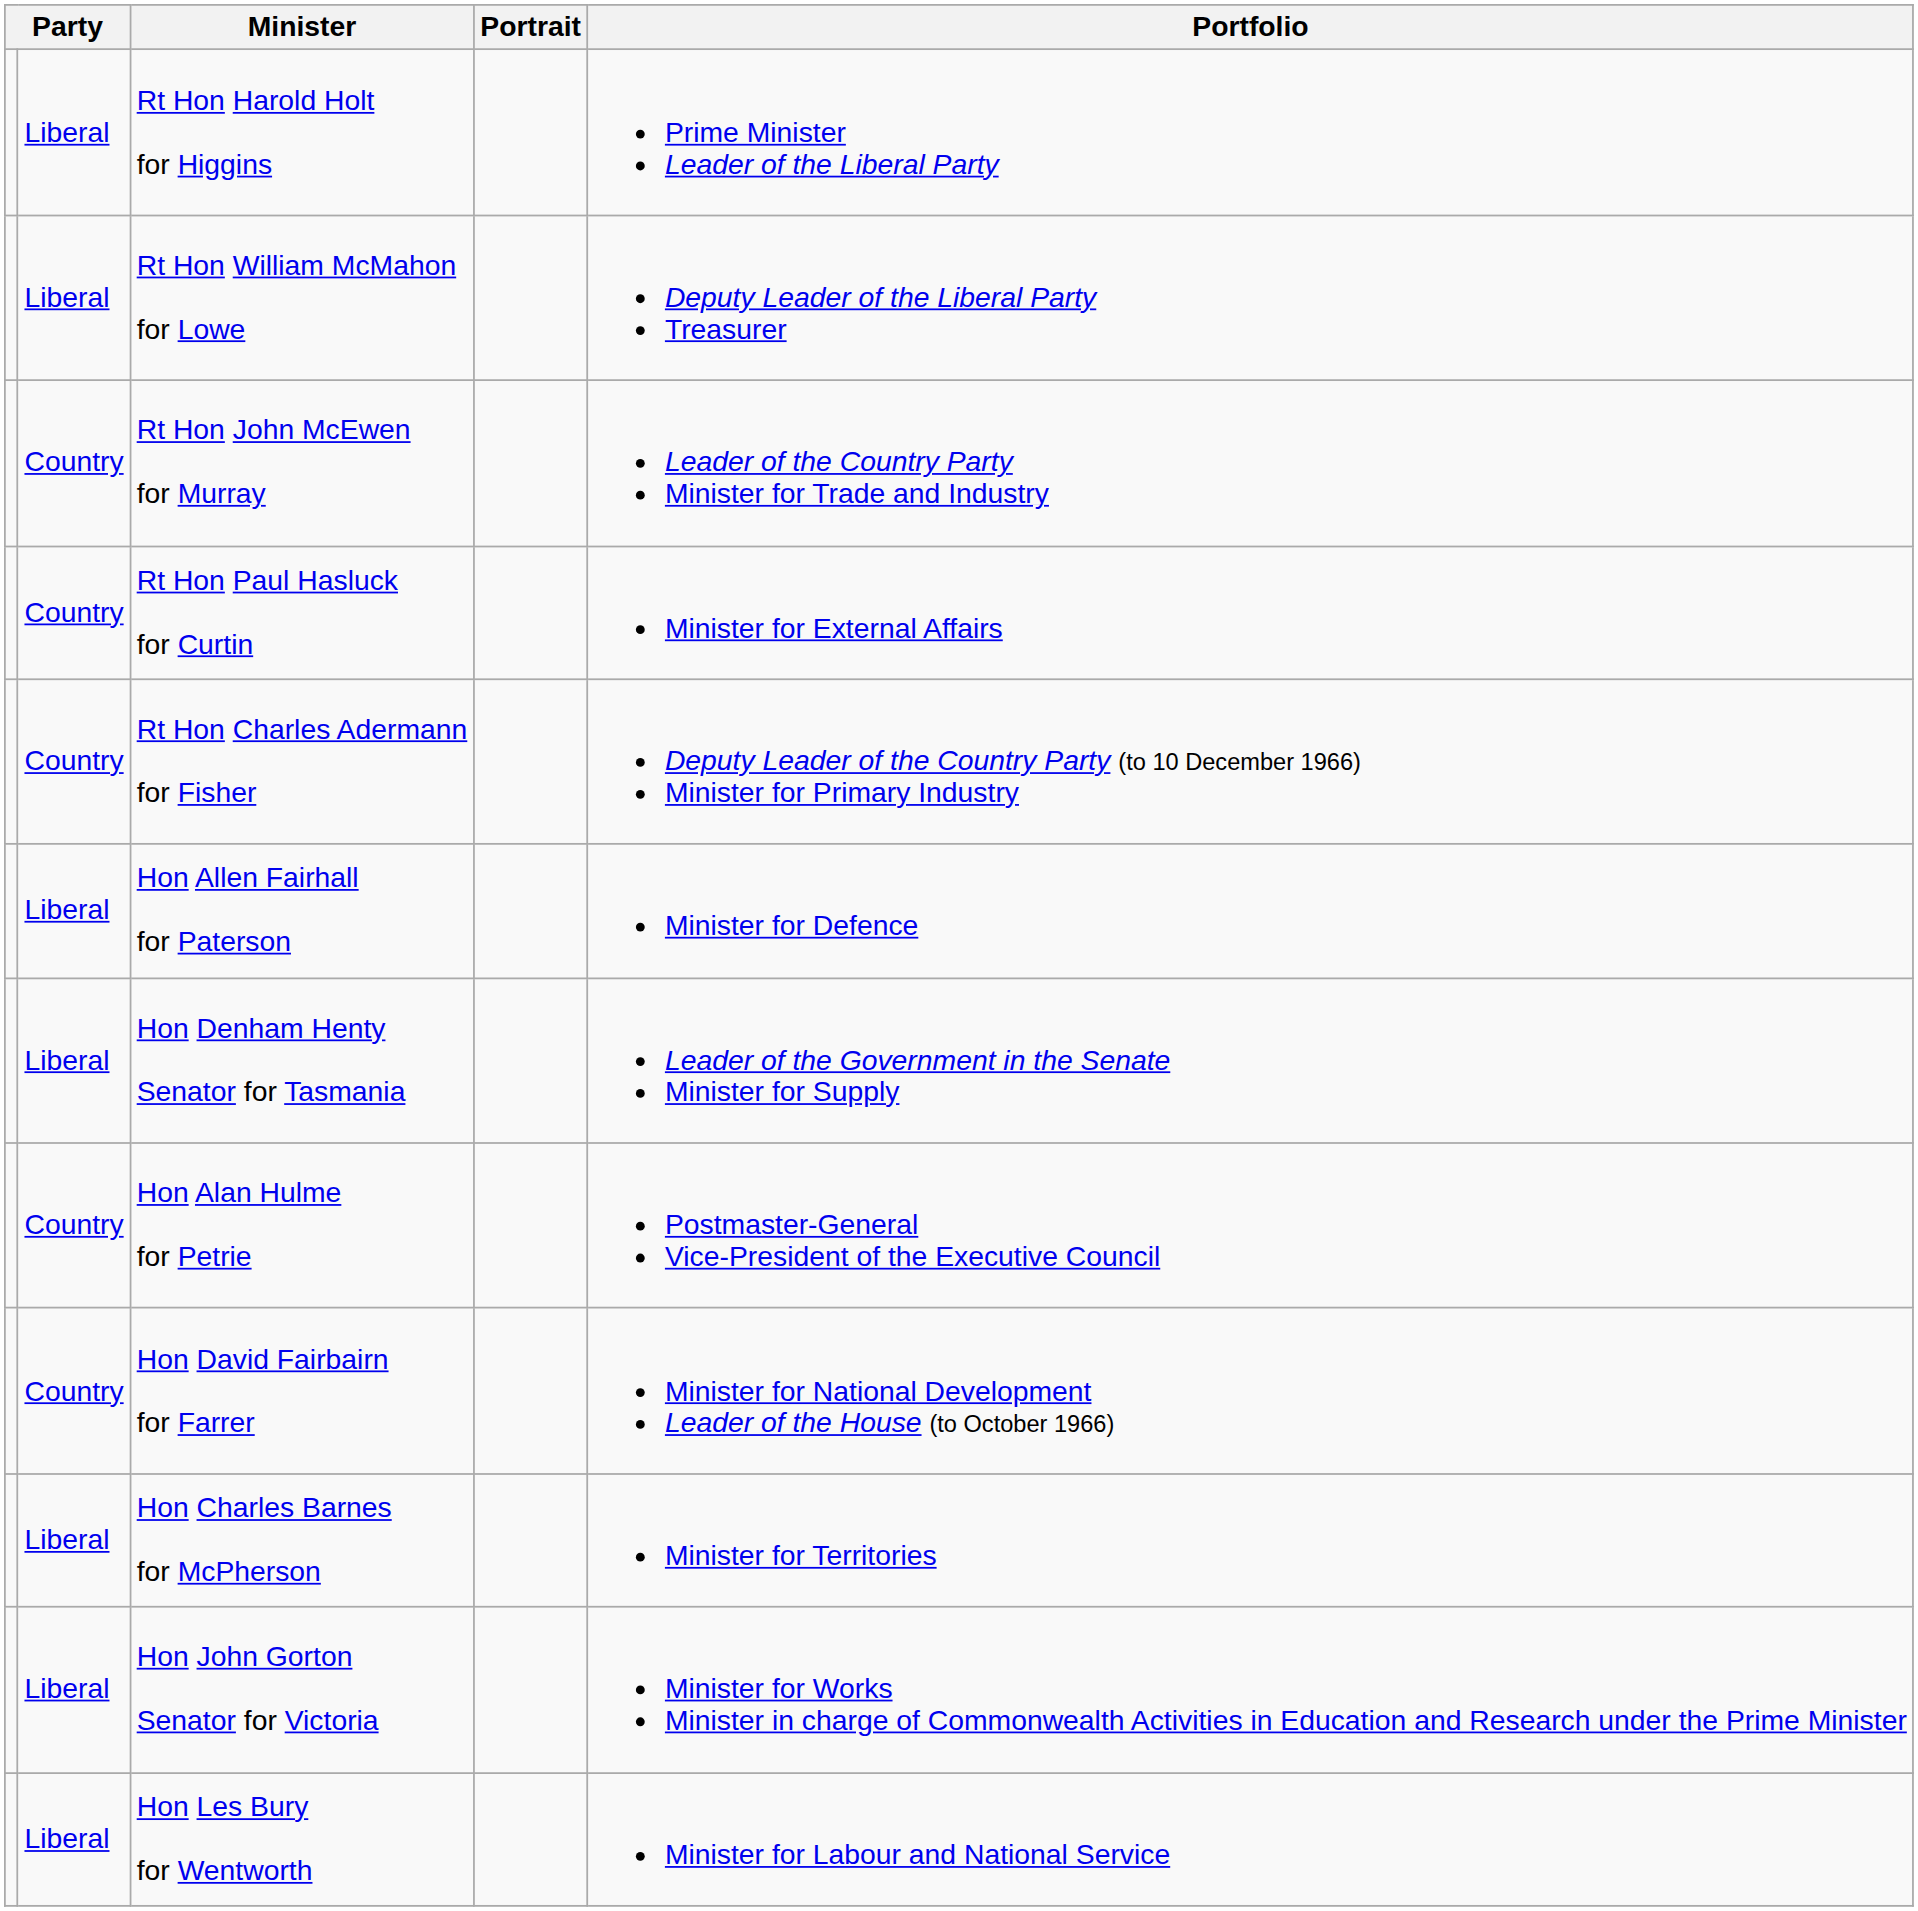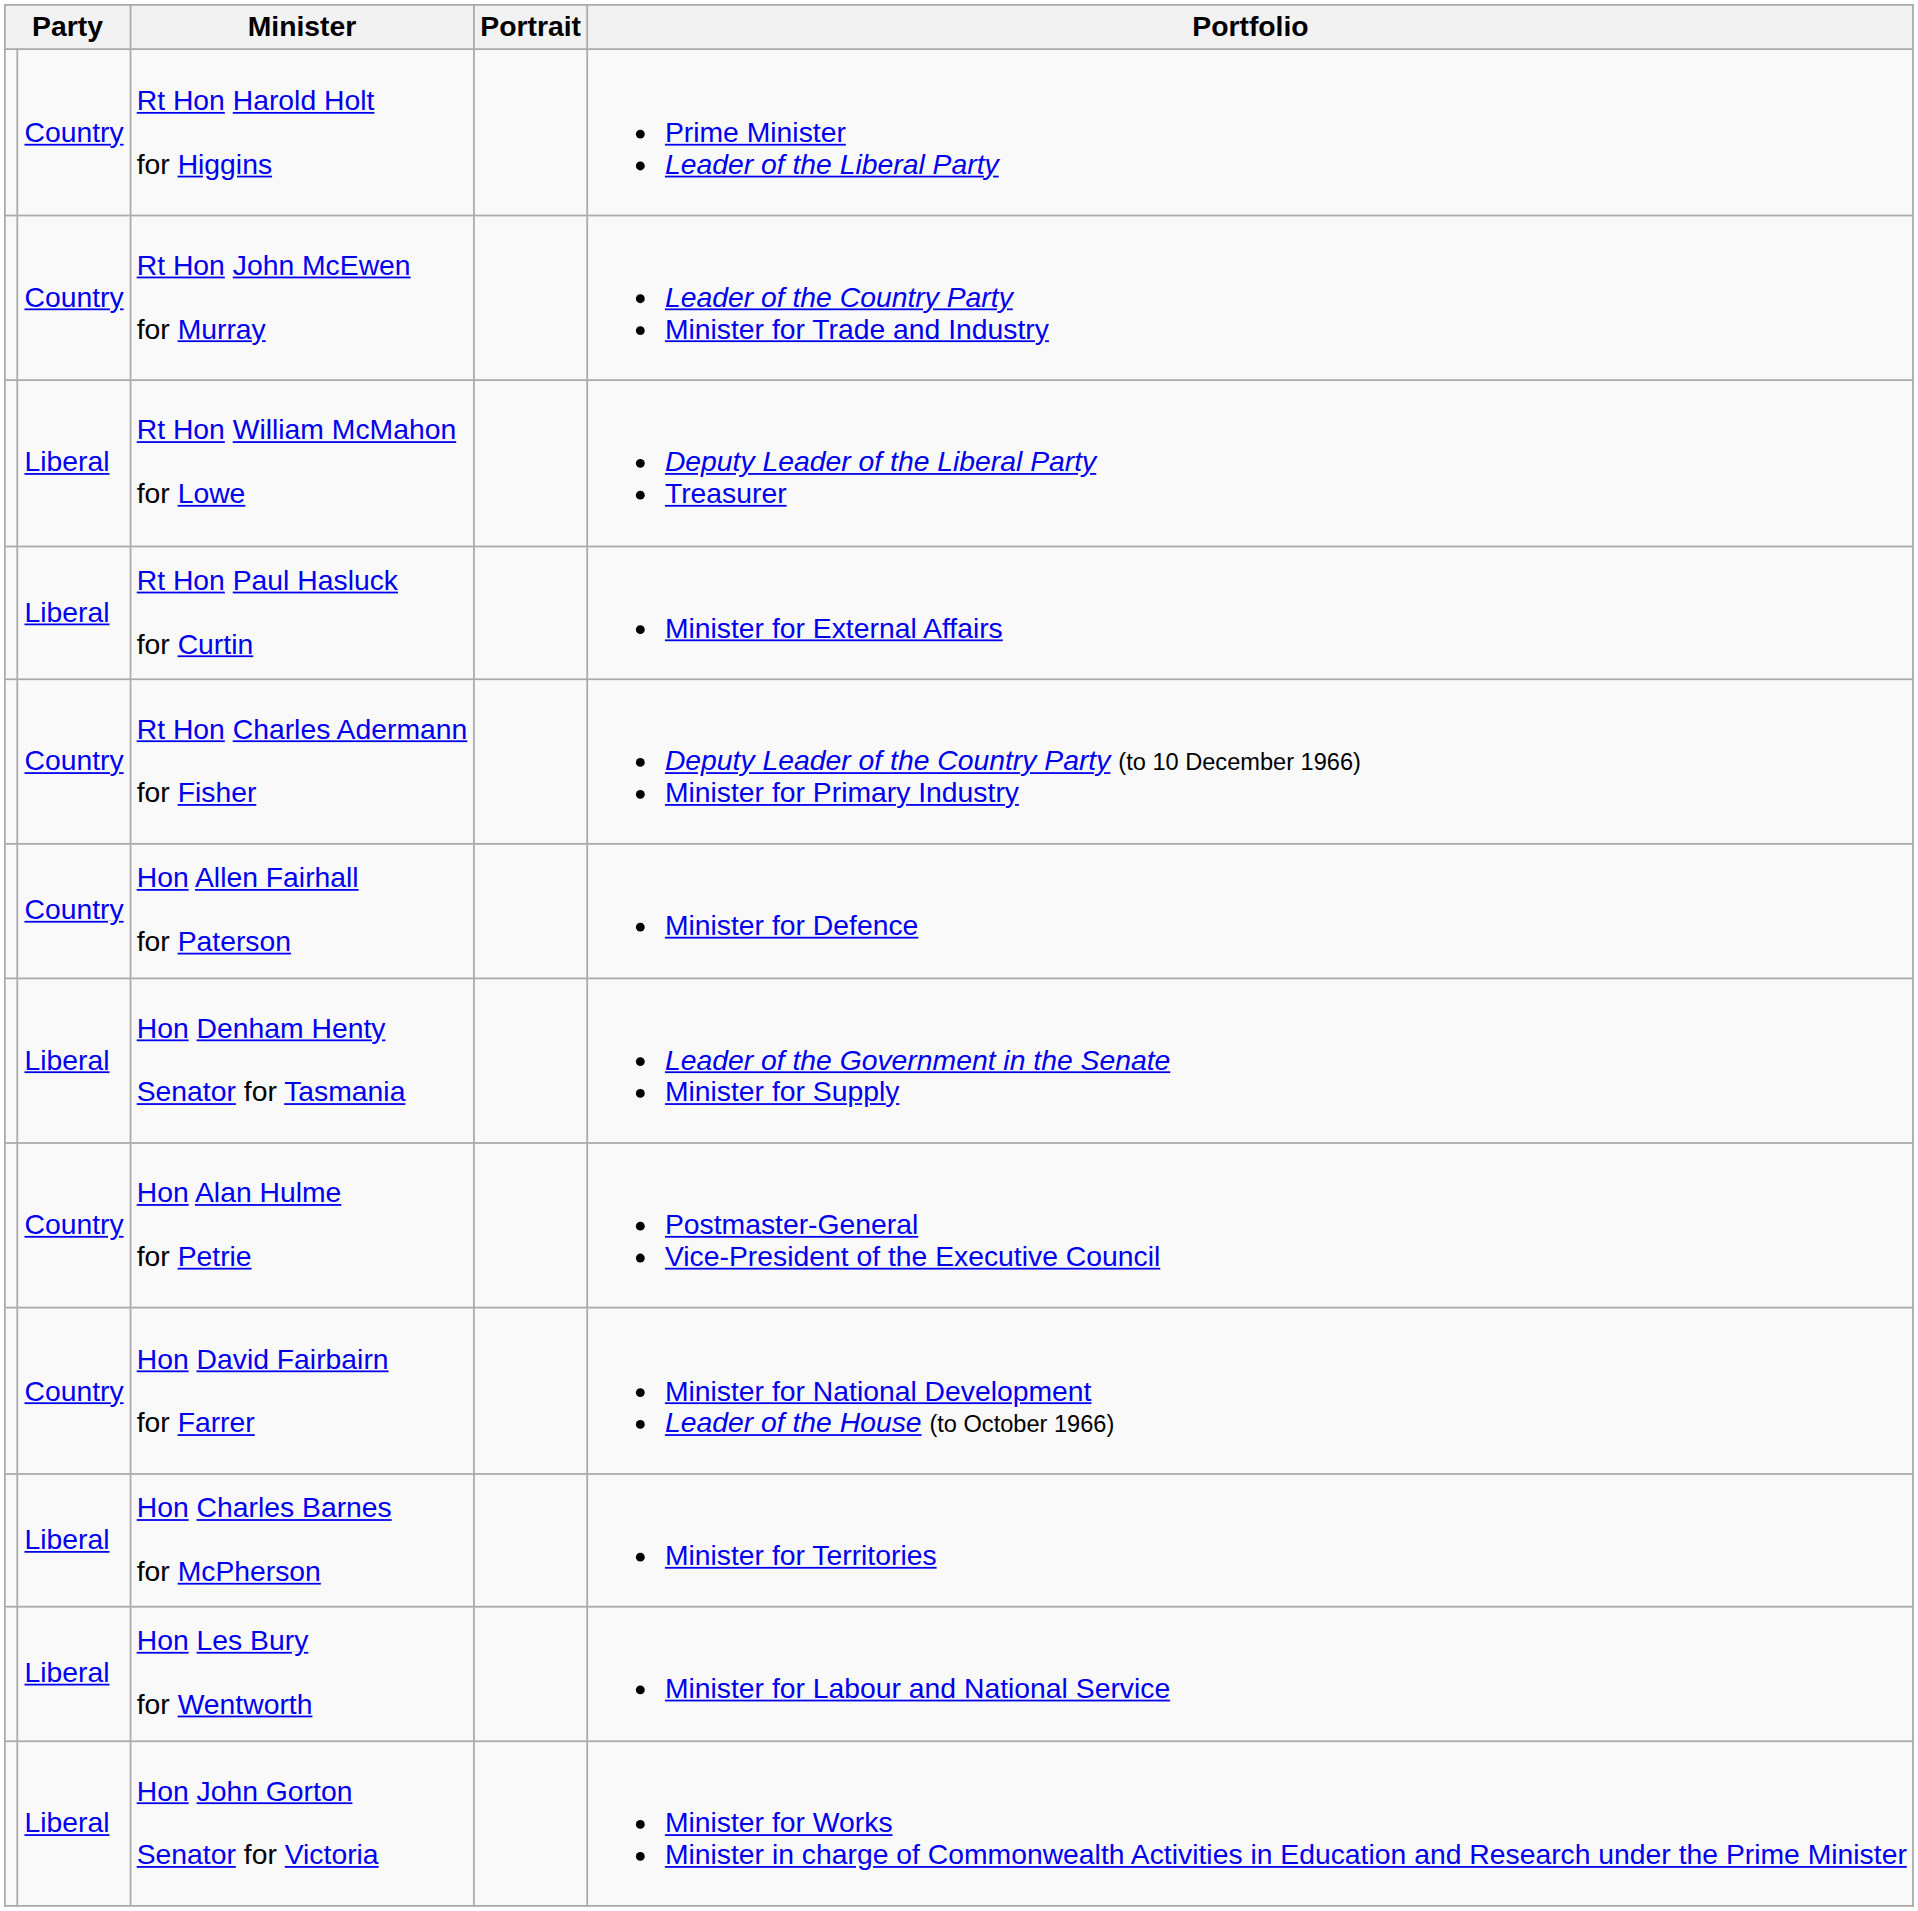(67, 132) Liberal -> (74, 132) Country
rows swapped: (274, 462) <-> (296, 297)
(74, 611) Country -> (67, 611) Liberal
(67, 910) Liberal -> (74, 910) Country
rows swapped: (258, 1689) <-> (225, 1838)
